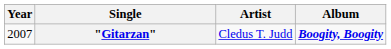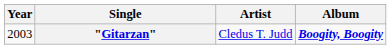(20, 34) 2007 -> (20, 34) 2003
